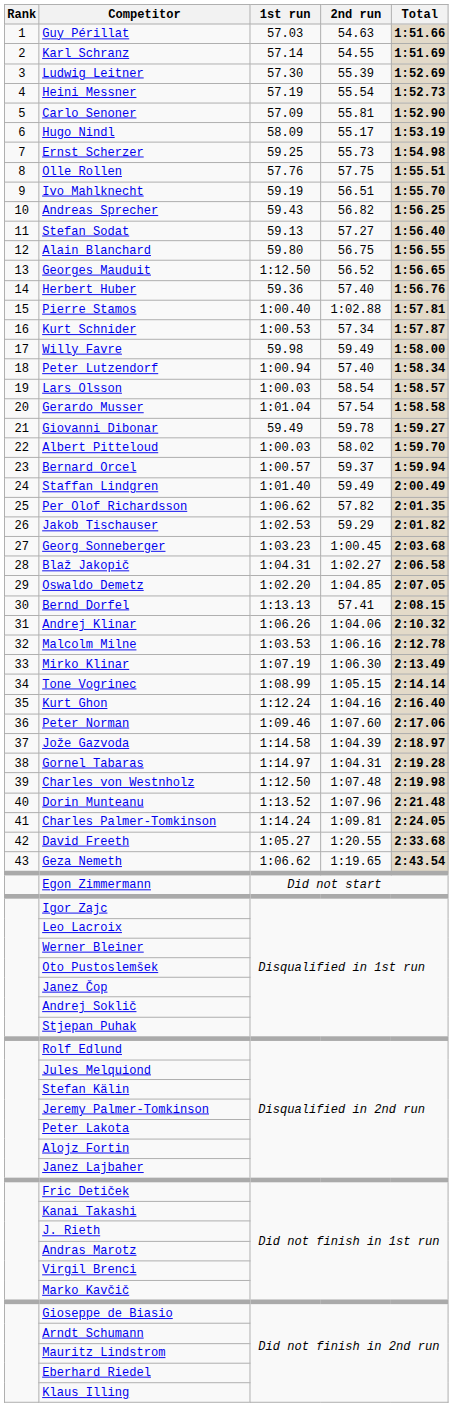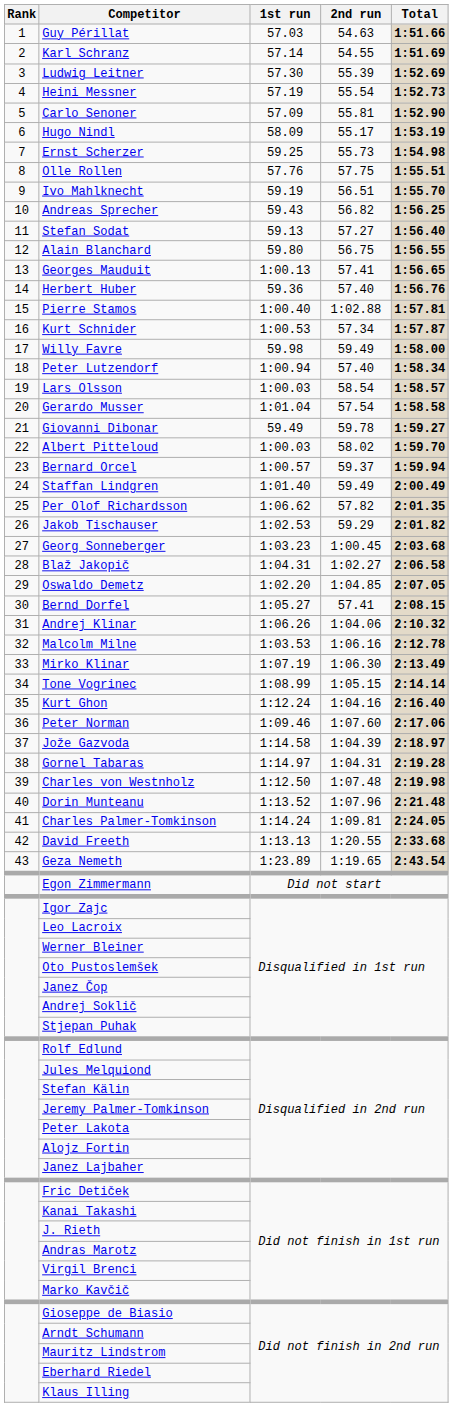(285, 270) 1:12.50 -> (285, 270) 1:00.13
(356, 270) 56.52 -> (356, 270) 57.41
(285, 605) 1:13.13 -> (285, 605) 1:05.27
(285, 842) 1:05.27 -> (285, 842) 1:13.13
(285, 862) 1:06.62 -> (285, 862) 1:23.89
